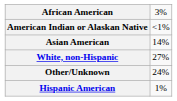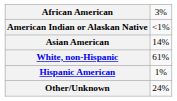(161, 57) 27% -> (161, 57) 61%
rows swapped: (77, 88) <-> (77, 73)
